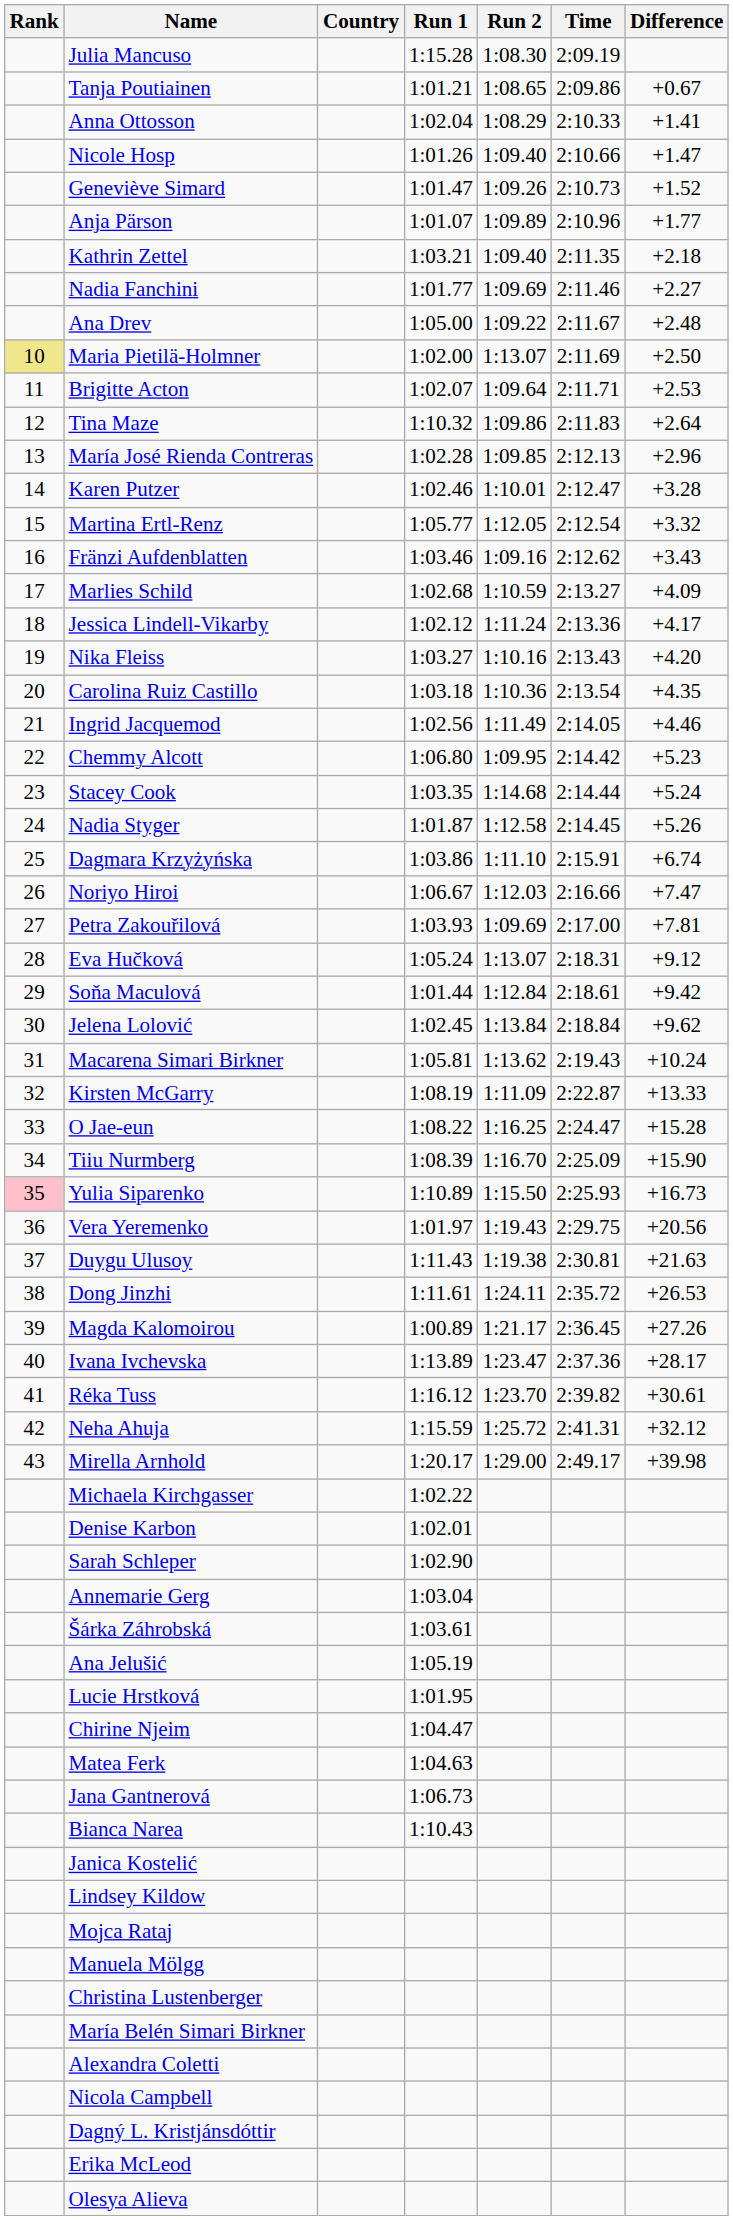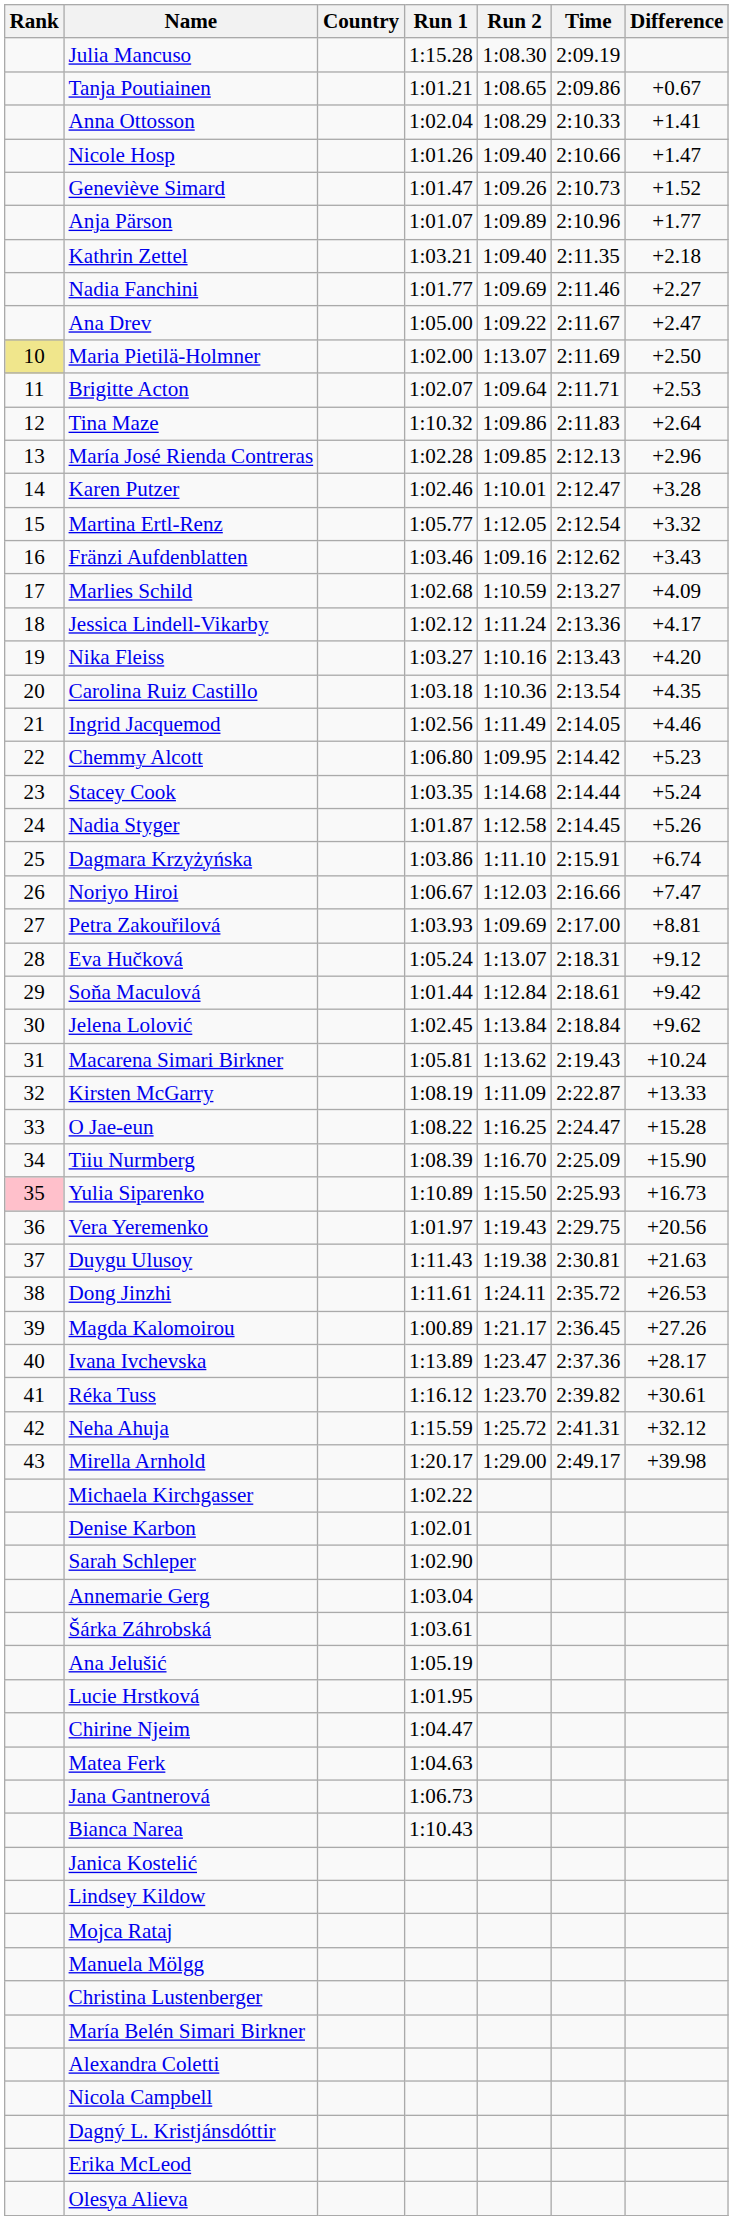(677, 322) +2.48 -> (677, 322) +2.47
(677, 925) +7.81 -> (677, 925) +8.81
